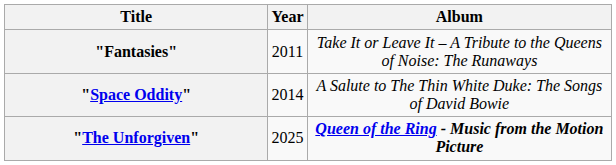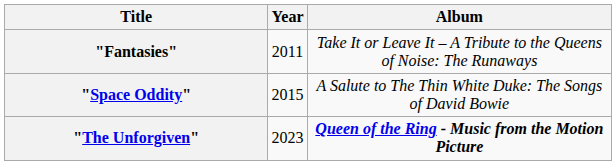(288, 94) 2014 -> (288, 94) 2015
(288, 138) 2025 -> (288, 138) 2023
